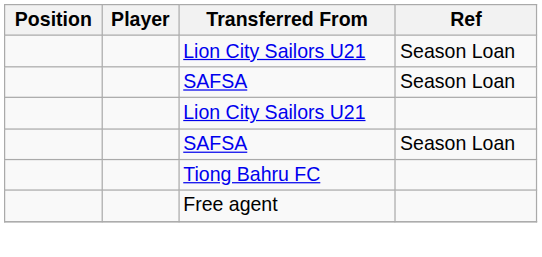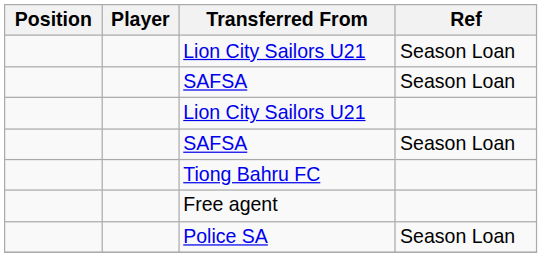+ row: (226, 236)
